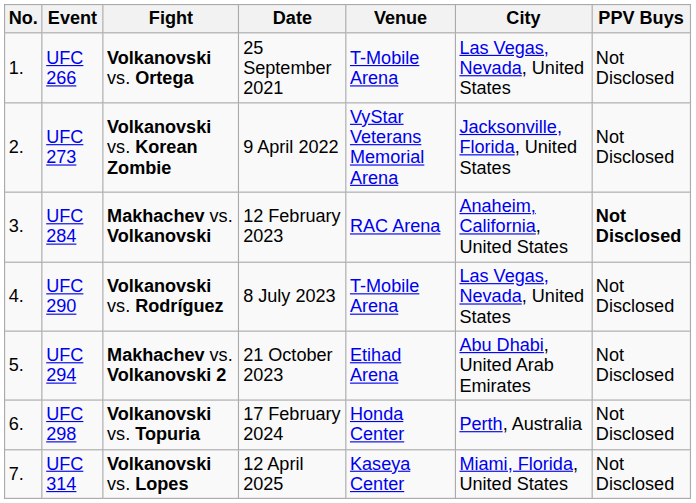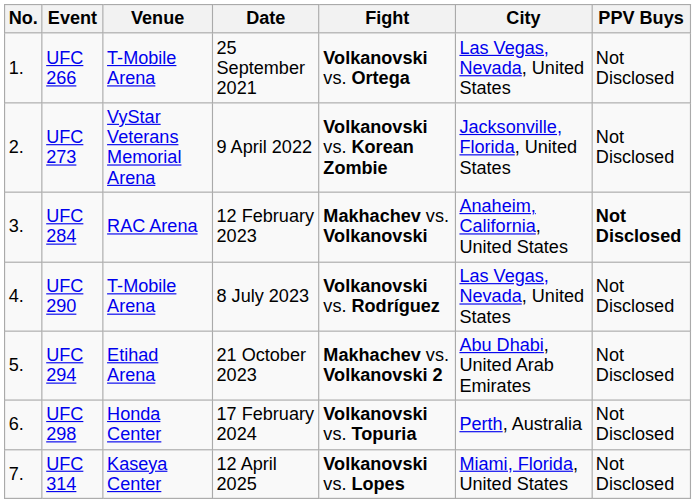columns swapped: (171, 18) <-> (401, 18)
